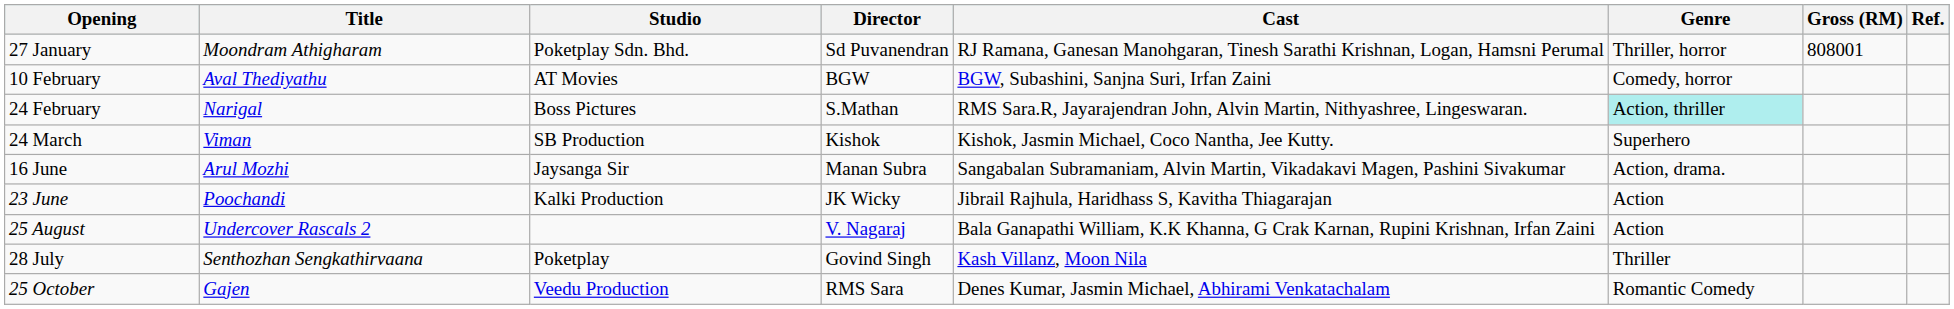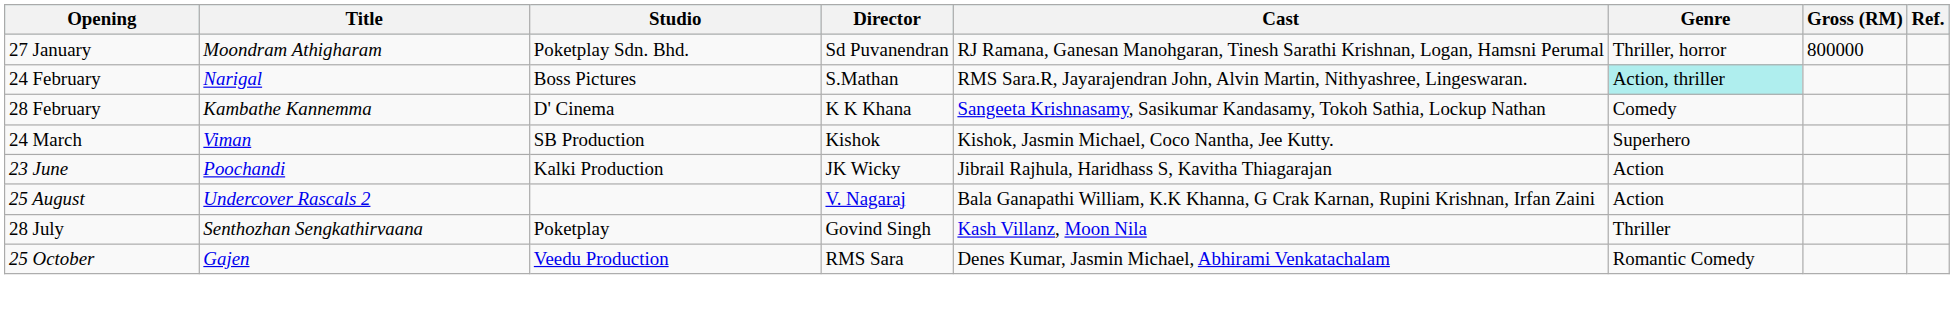(1835, 49) 808001 -> (1835, 49) 800000
- row: (55, 79)
+ row: (55, 109)
- row: (38, 169)
